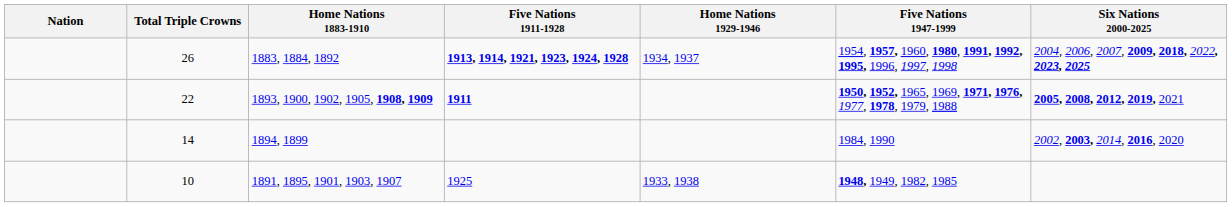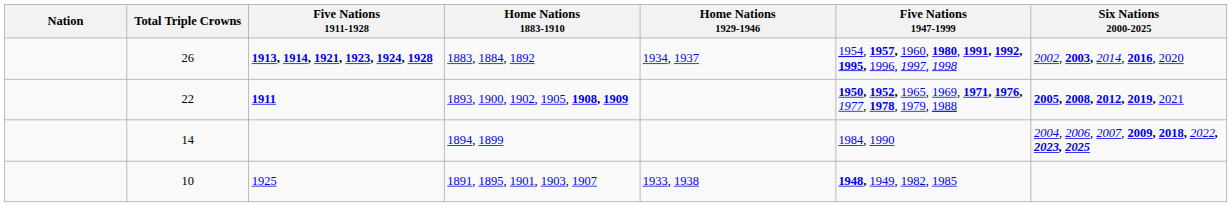columns swapped: (347, 21) <-> (542, 21)
(1126, 58) 2004, 2006, 2007, 2009, 2018, 2022, 2023, 2025 -> (1109, 58) 2002, 2003, 2014, 2016, 2020
(1109, 140) 2002, 2003, 2014, 2016, 2020 -> (1126, 140) 2004, 2006, 2007, 2009, 2018, 2022, 2023, 2025
